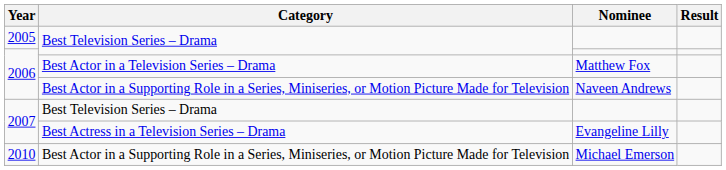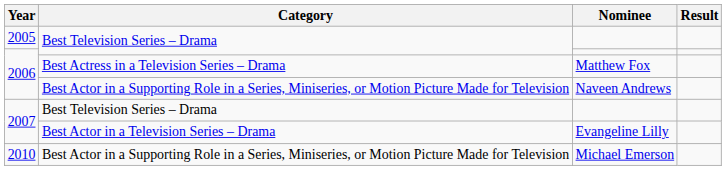(159, 66) Best Actor in a Television Series – Drama -> (164, 66) Best Actress in a Television Series – Drama
(164, 132) Best Actress in a Television Series – Drama -> (159, 132) Best Actor in a Television Series – Drama
